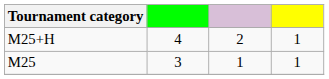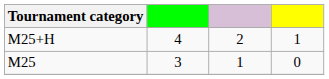(297, 62) 1 -> (297, 62) 0
